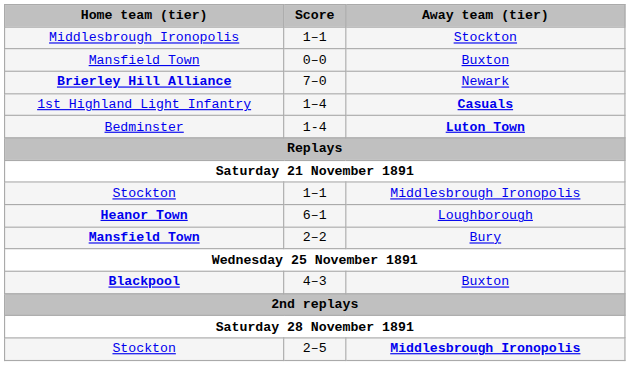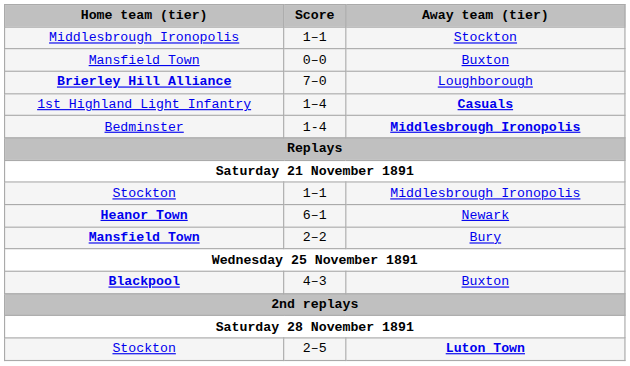(485, 82) Newark -> (485, 82) Loughborough
(485, 126) Luton Town -> (485, 126) Middlesbrough Ironopolis
(485, 215) Loughborough -> (485, 215) Newark
(485, 349) Middlesbrough Ironopolis -> (485, 349) Luton Town
